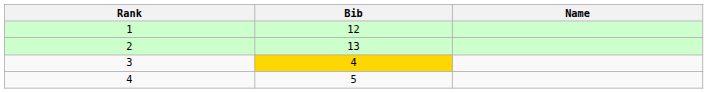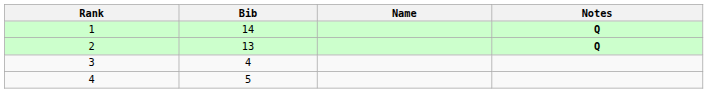+ column: (597, 13)
(353, 30) 12 -> (248, 30) 14
(353, 63) gold background -> (248, 63) no background
